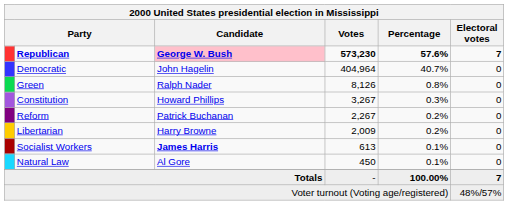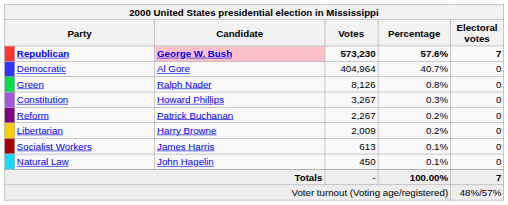(185, 69) John Hagelin -> (173, 69) Al Gore
(188, 146) bold -> (186, 146) normal
(173, 162) Al Gore -> (185, 162) John Hagelin
